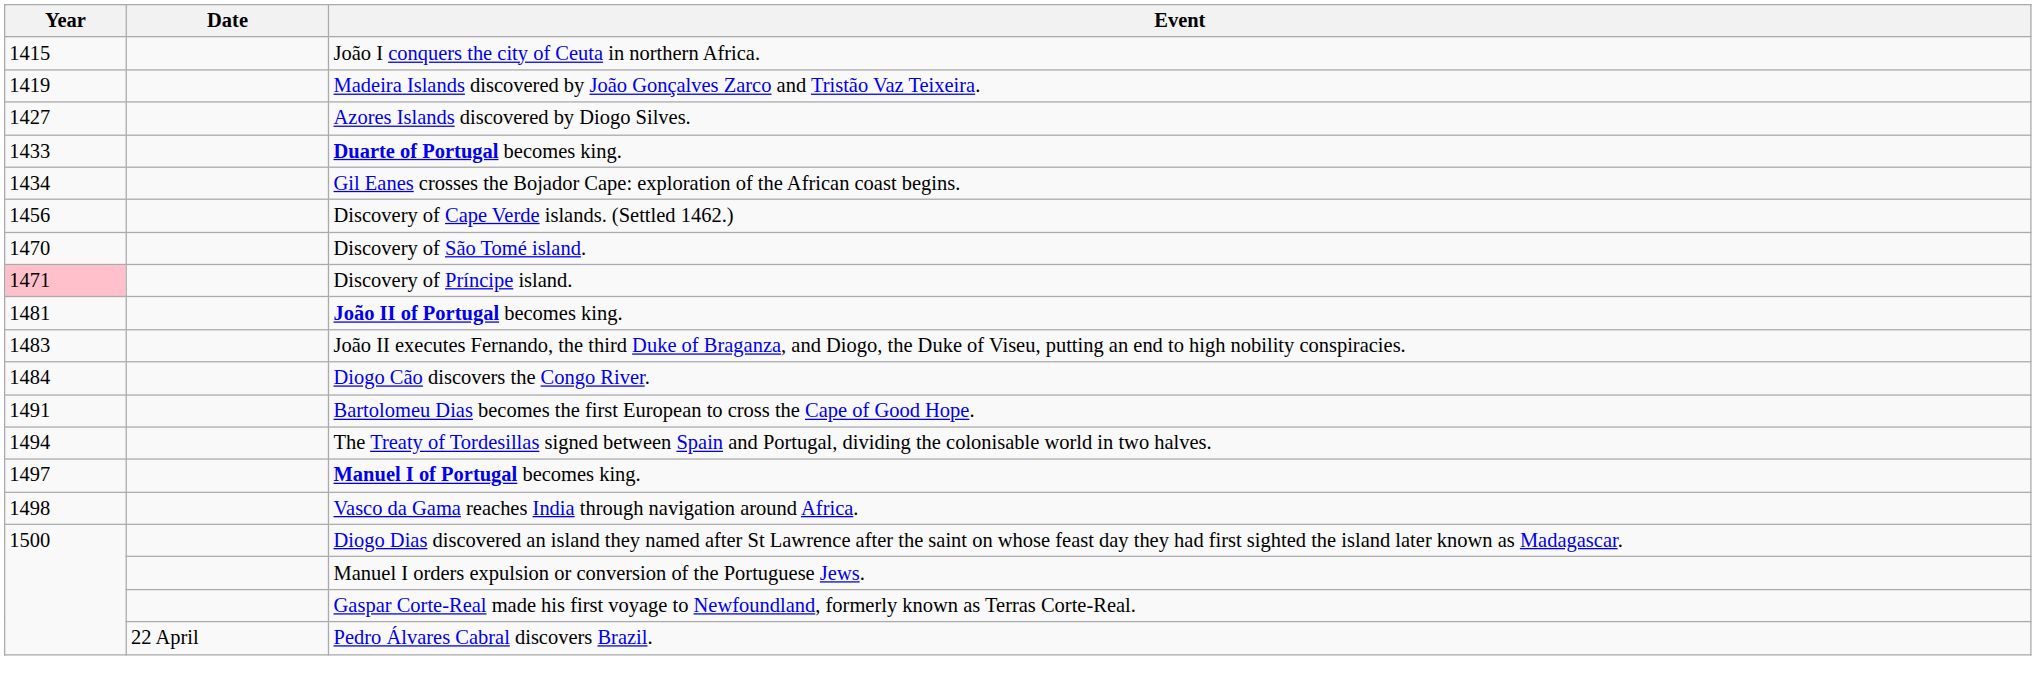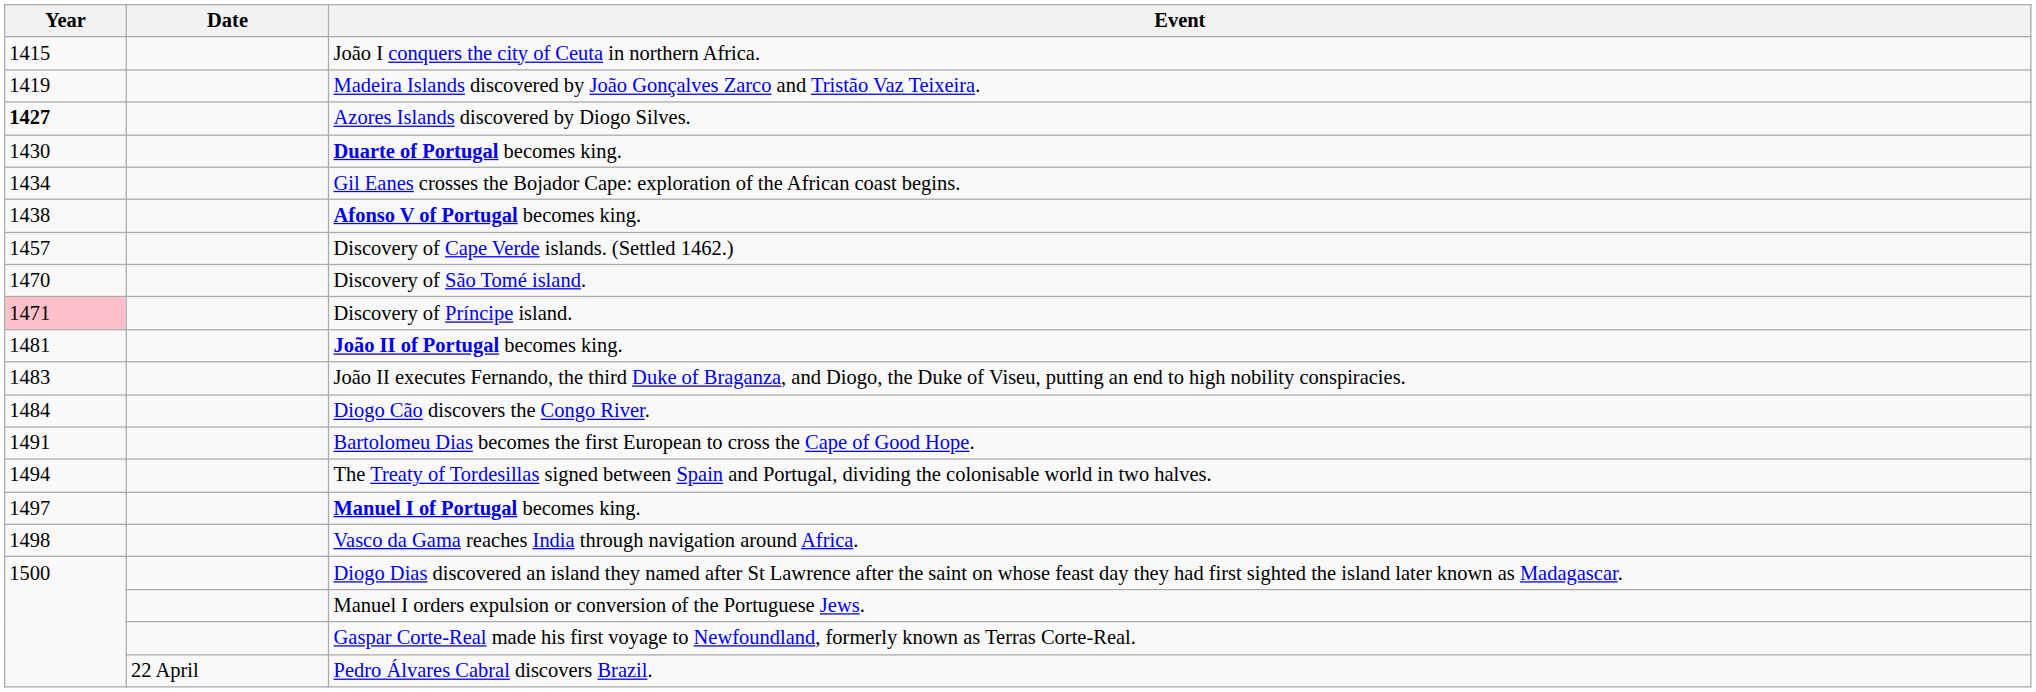(30, 118) normal -> (30, 118) bold
(30, 150) 1433 -> (30, 150) 1430
+ row: (487, 215)
(30, 215) 1456 -> (30, 248) 1457
